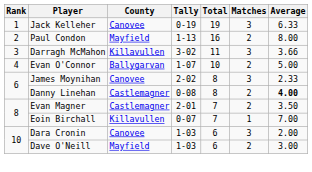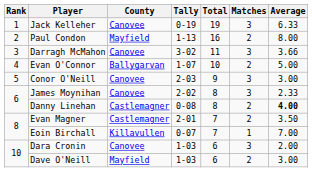(137, 52) Killavullen -> (127, 52) Canovee
+ row: (63, 79)
